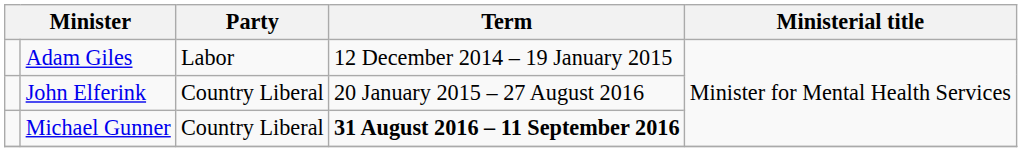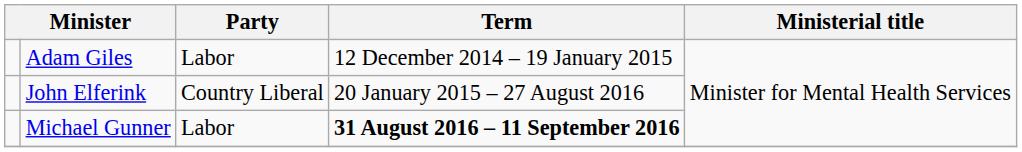(252, 127) Country Liberal -> (208, 127) Labor
